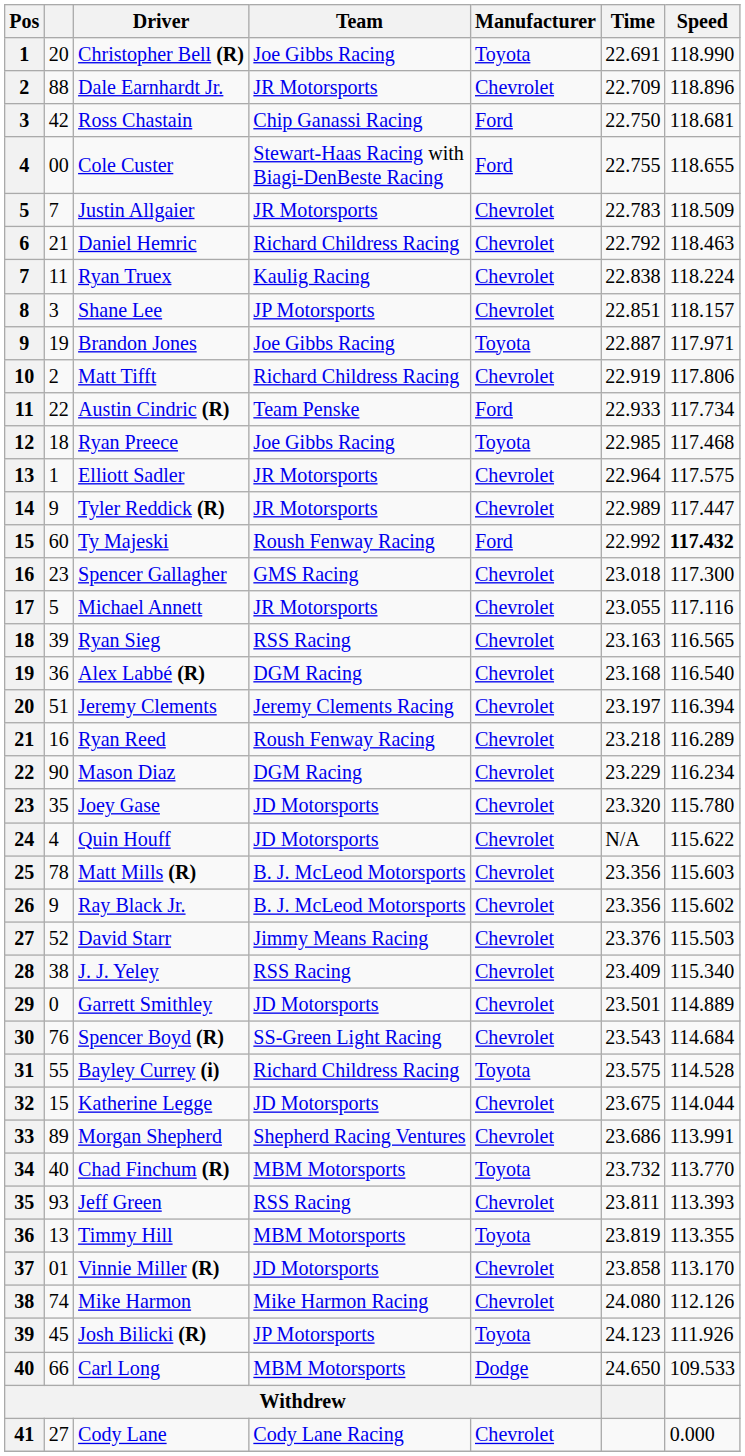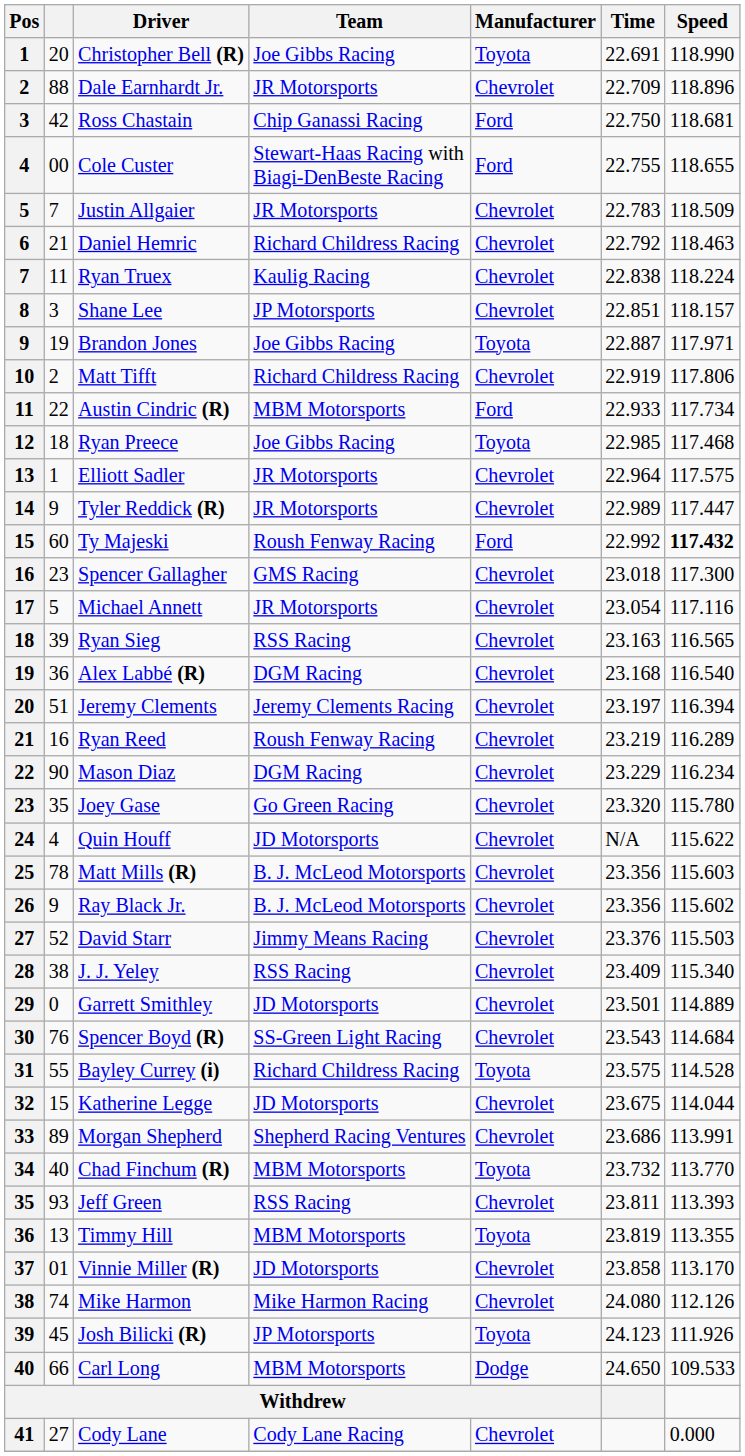(306, 408) Team Penske -> (329, 408) MBM Motorsports
(633, 607) 23.055 -> (633, 607) 23.054
(633, 739) 23.218 -> (633, 739) 23.219
(316, 805) JD Motorsports -> (324, 805) Go Green Racing
